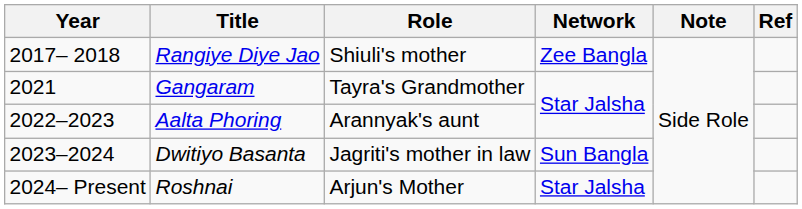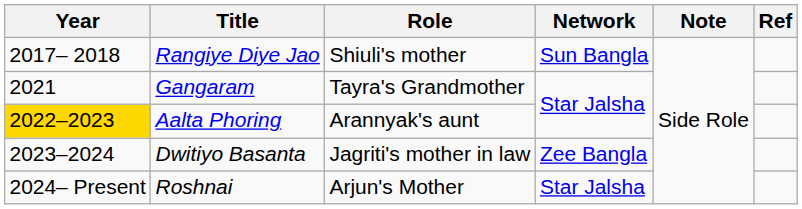(594, 54) Zee Bangla -> (594, 54) Sun Bangla
(62, 120) no background -> (62, 120) gold background
(594, 154) Sun Bangla -> (594, 154) Zee Bangla
